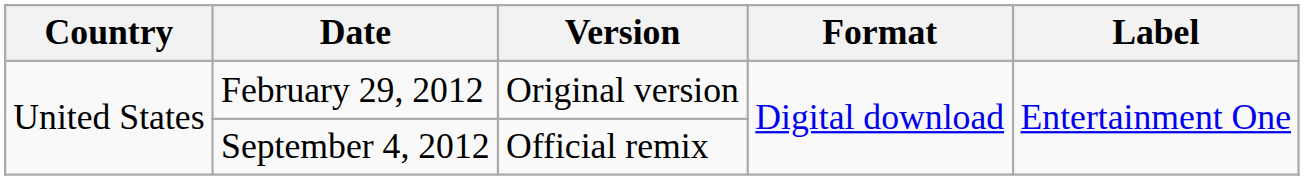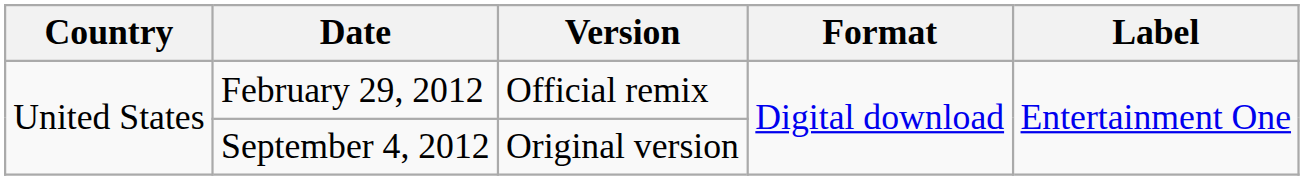(622, 89) Original version -> (607, 89) Official remix
(607, 145) Official remix -> (622, 145) Original version
